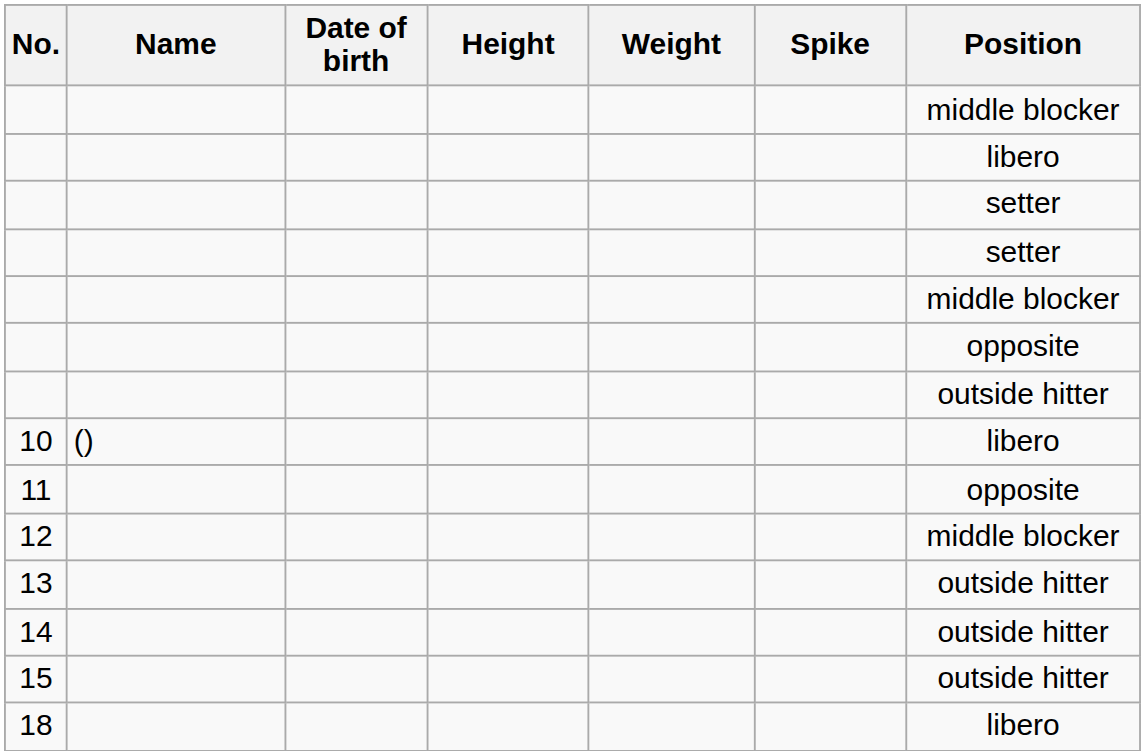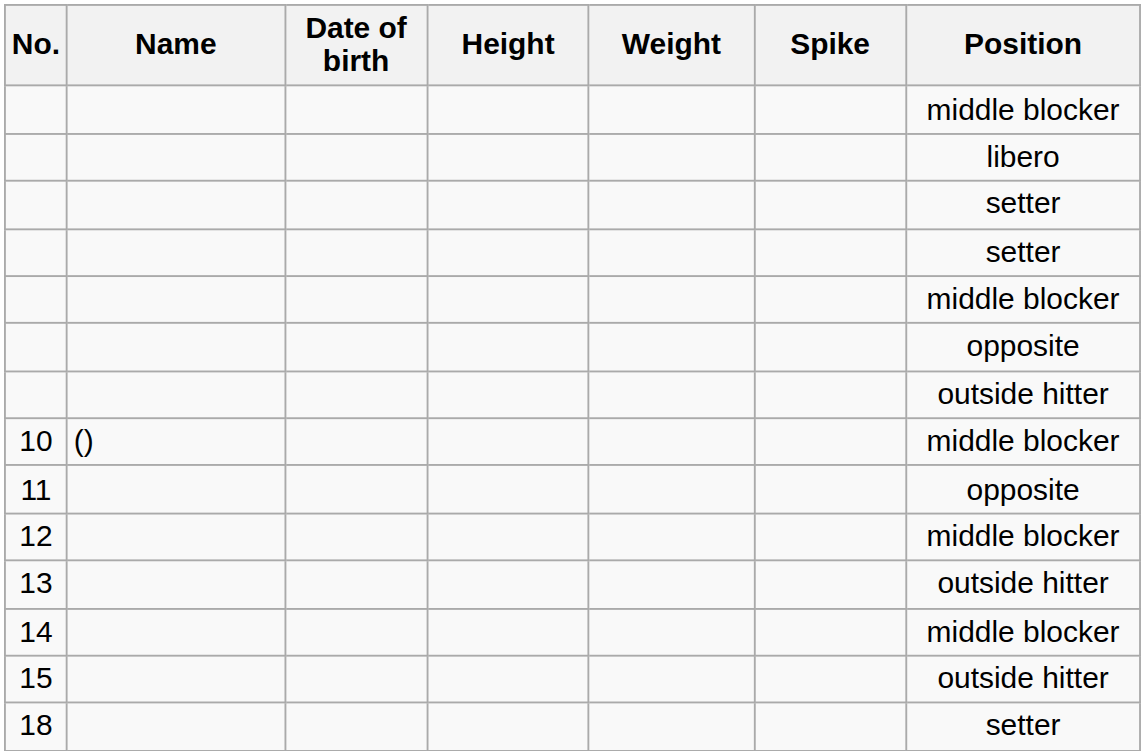(1023, 441) libero -> (1023, 441) middle blocker
(1023, 631) outside hitter -> (1023, 631) middle blocker
(1023, 726) libero -> (1023, 726) setter
